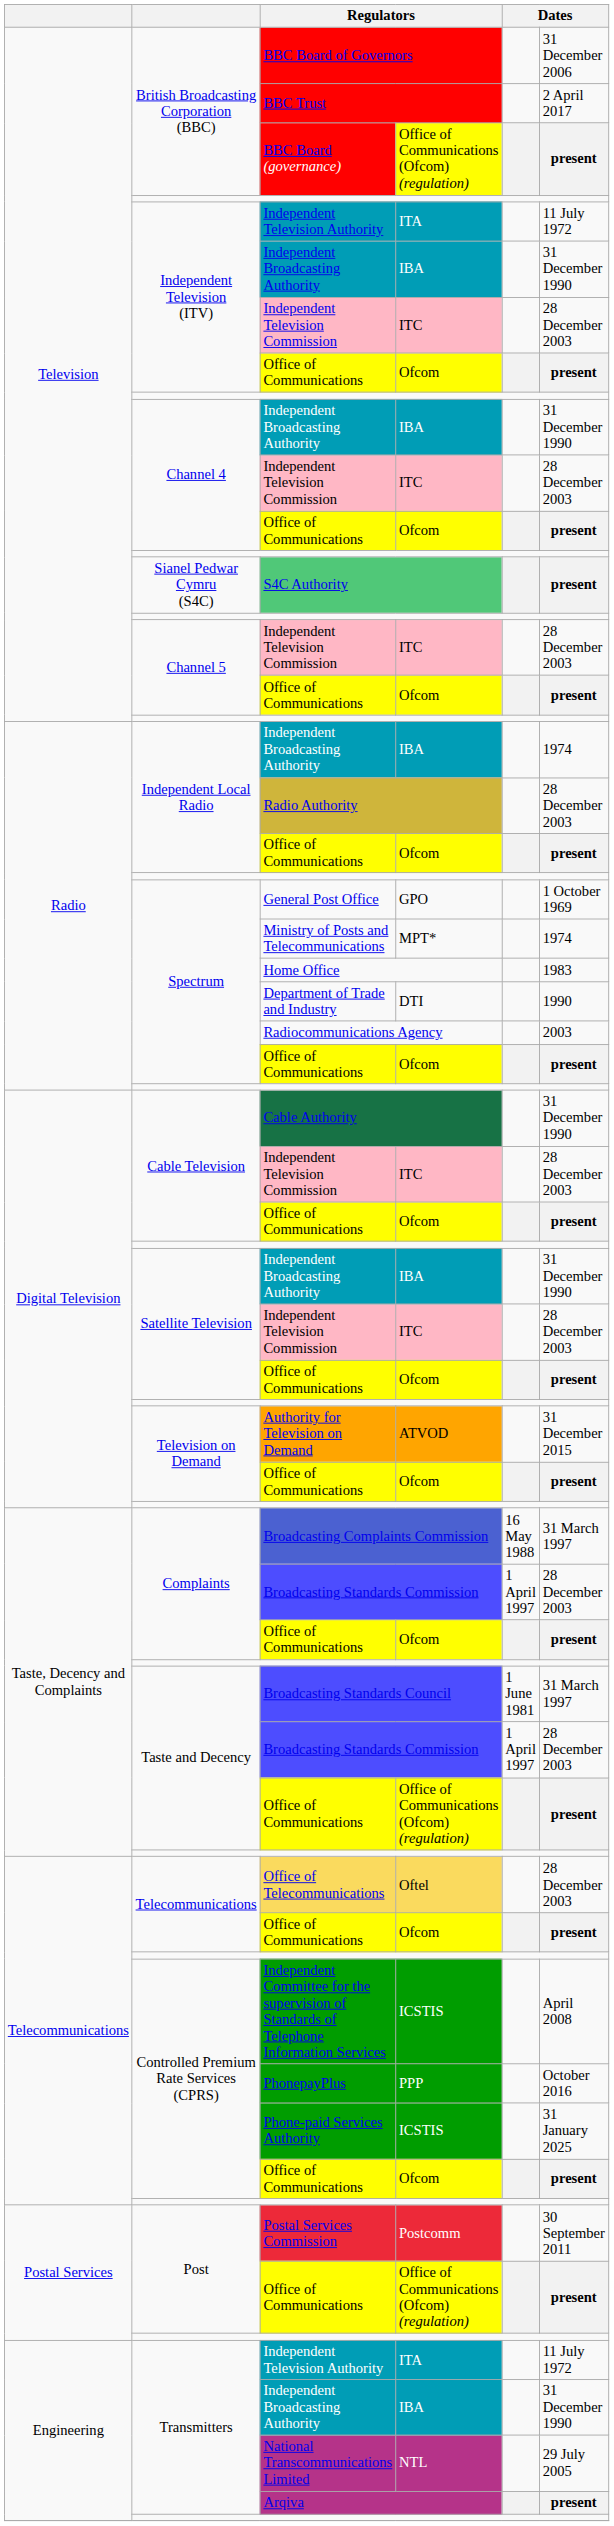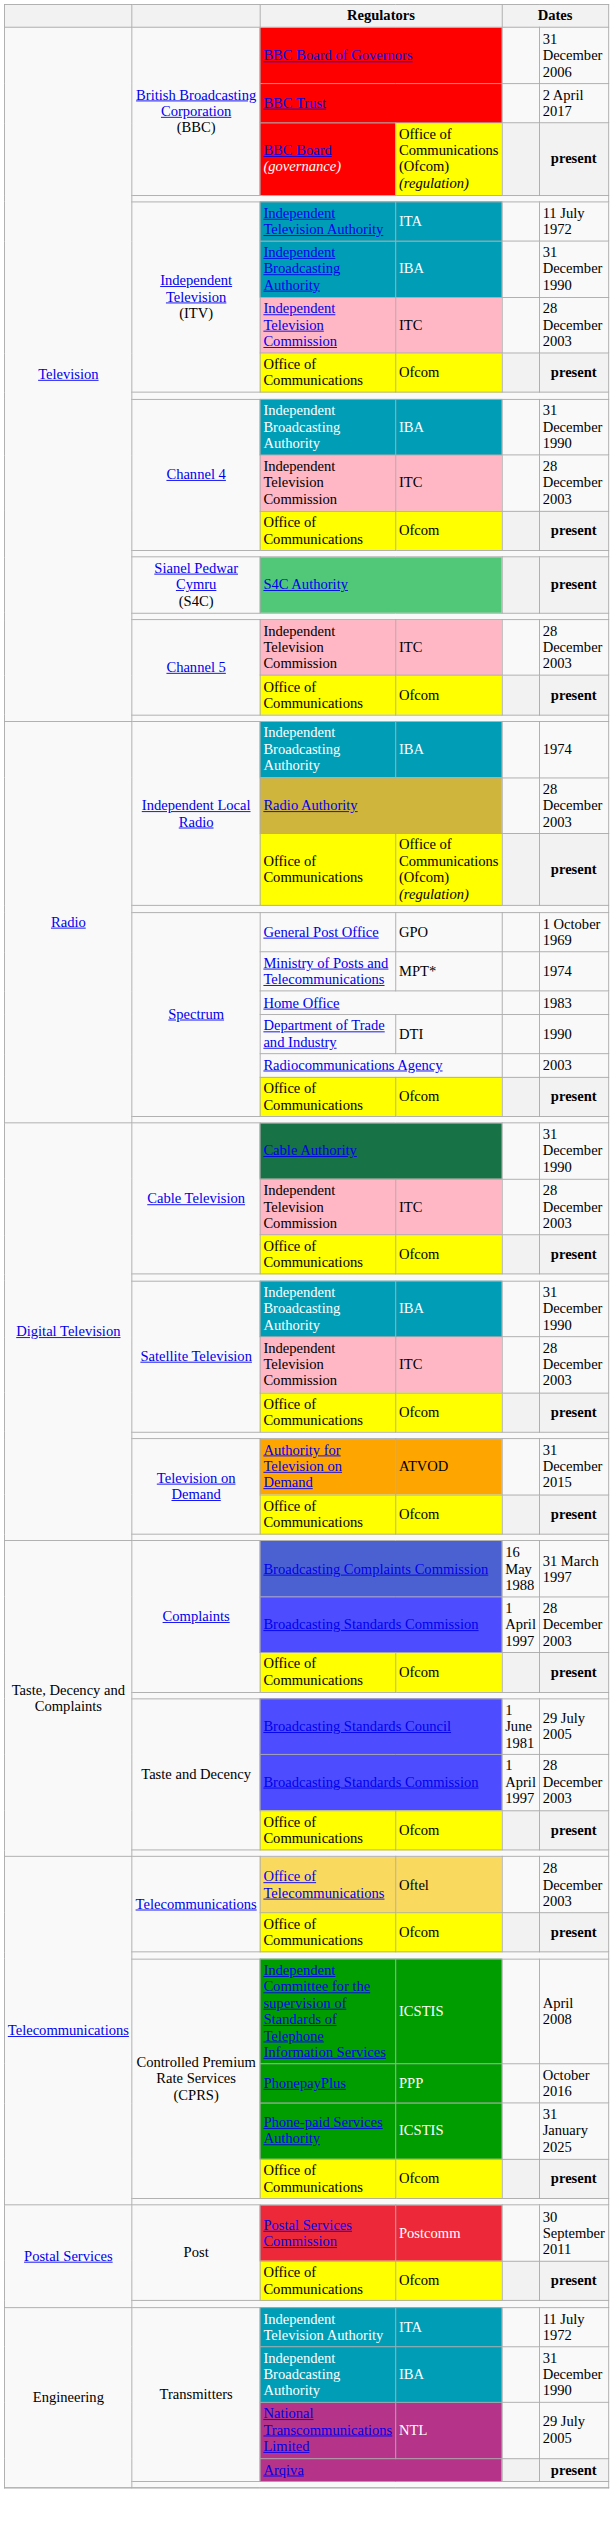(419, 853) Ofcom -> (449, 869) Office of Communications (Ofcom) (regulation)
(571, 1693) 31 March 1997 -> (564, 1726) 29 July 2005
(449, 1813) Office of Communications (Ofcom) (regulation) -> (419, 1830) Ofcom
(449, 2297) Office of Communications (Ofcom) (regulation) -> (419, 2280) Ofcom
